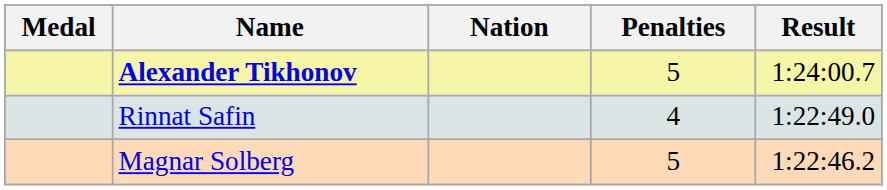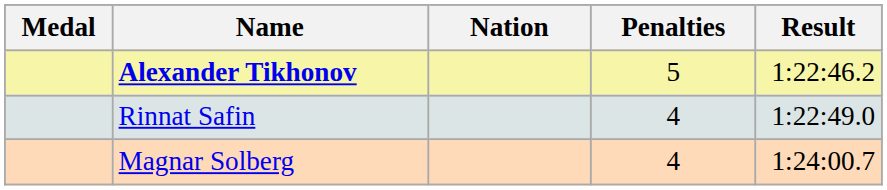(823, 72) 1:24:00.7 -> (823, 72) 1:22:46.2
(673, 161) 5 -> (673, 161) 4
(823, 161) 1:22:46.2 -> (823, 161) 1:24:00.7
